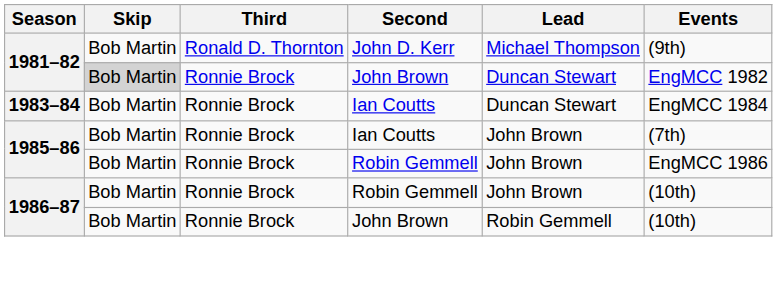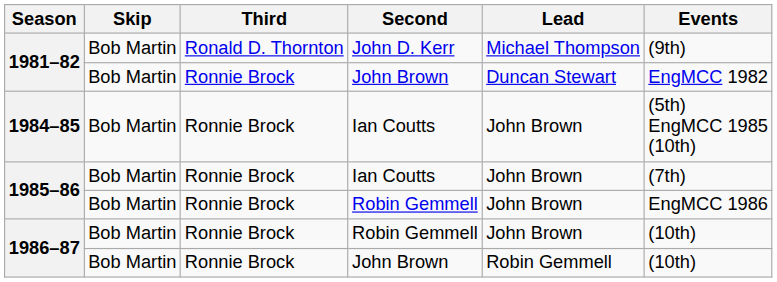(132, 76) lightgrey background -> (132, 76) no background
- row: (44, 105)
+ row: (44, 126)
